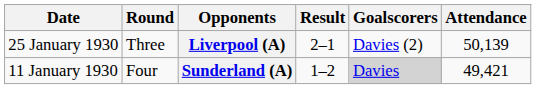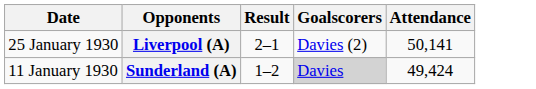- column: (150, 17)
(486, 44) 50,139 -> (430, 44) 50,141
(486, 70) 49,421 -> (430, 70) 49,424
